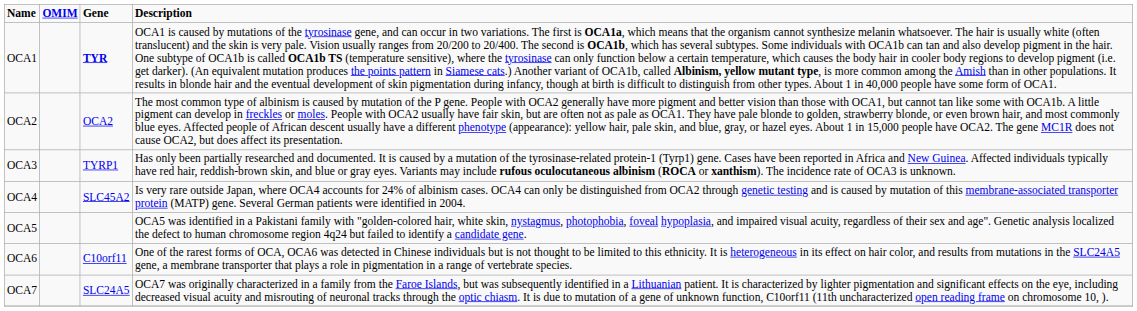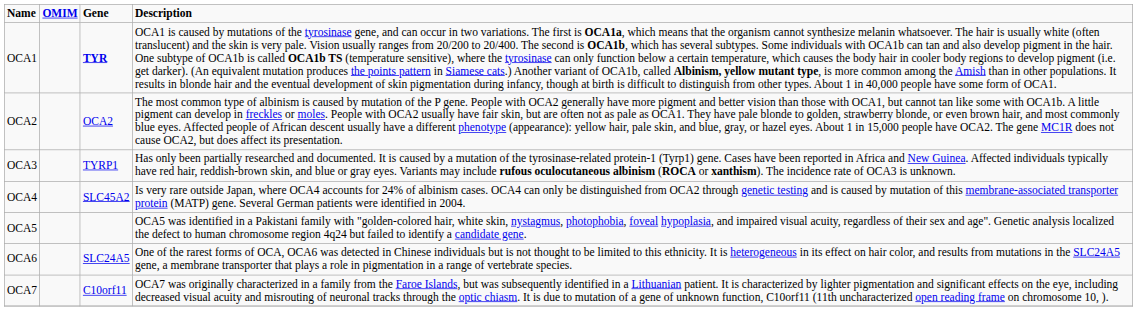(105, 259) C10orf11 -> (106, 259) SLC24A5
(106, 290) SLC24A5 -> (105, 290) C10orf11
